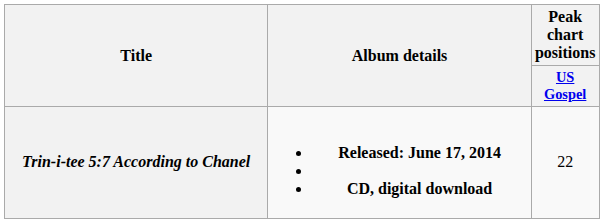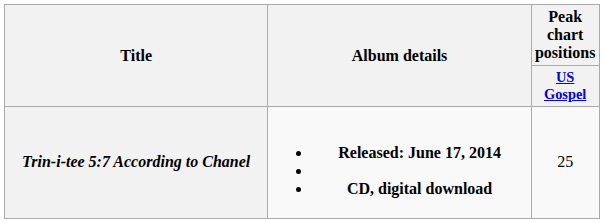(565, 162) 22 -> (565, 162) 25
